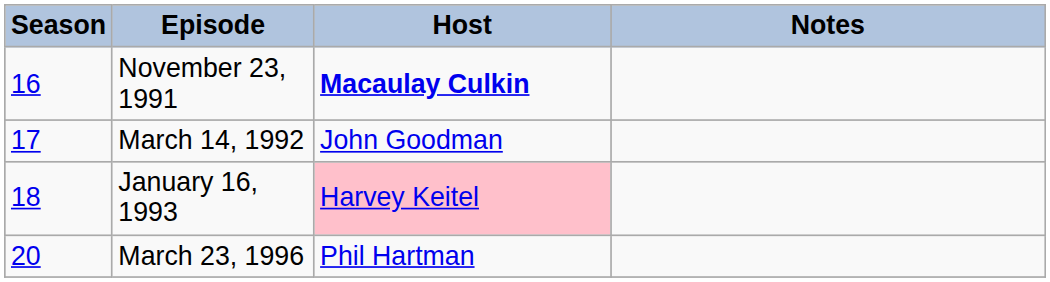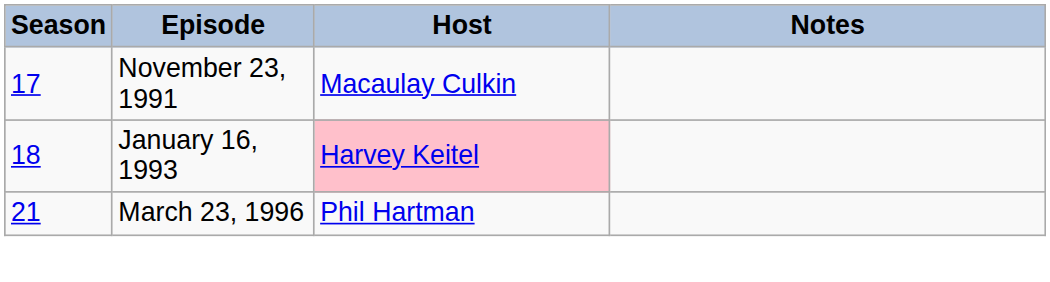(26, 83) 16 -> (26, 83) 17
(425, 83) bold -> (418, 83) normal
- row: (211, 140)
(26, 255) 20 -> (26, 212) 21
